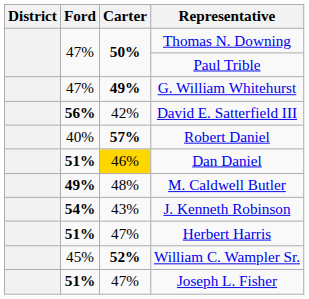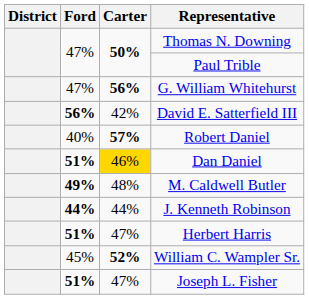(125, 88) 49% -> (125, 88) 56%
(80, 209) 54% -> (80, 209) 44%
(125, 209) 43% -> (125, 209) 44%
